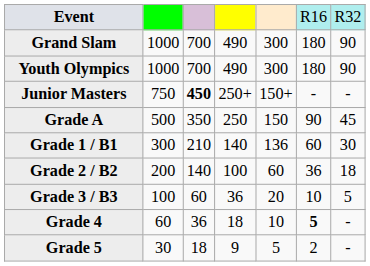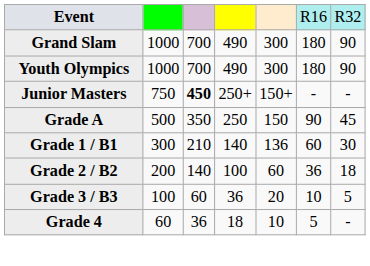(314, 222) bold -> (314, 222) normal
- row: (74, 247)
